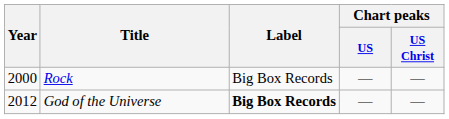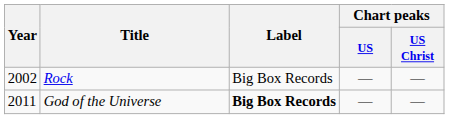(22, 78) 2000 -> (22, 78) 2002
(22, 101) 2012 -> (22, 101) 2011
